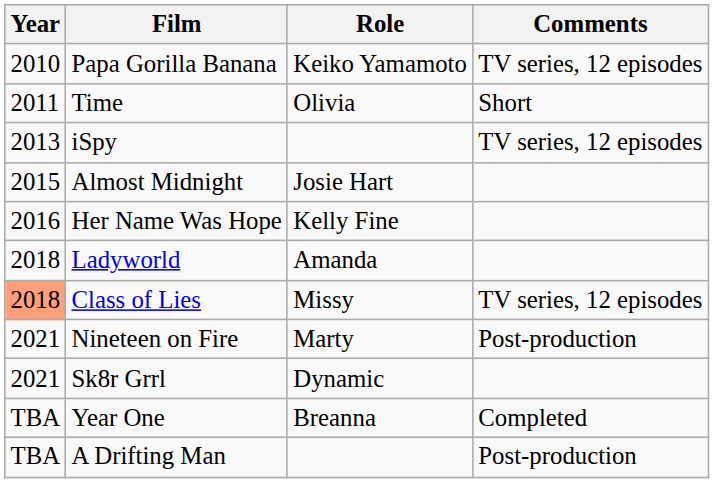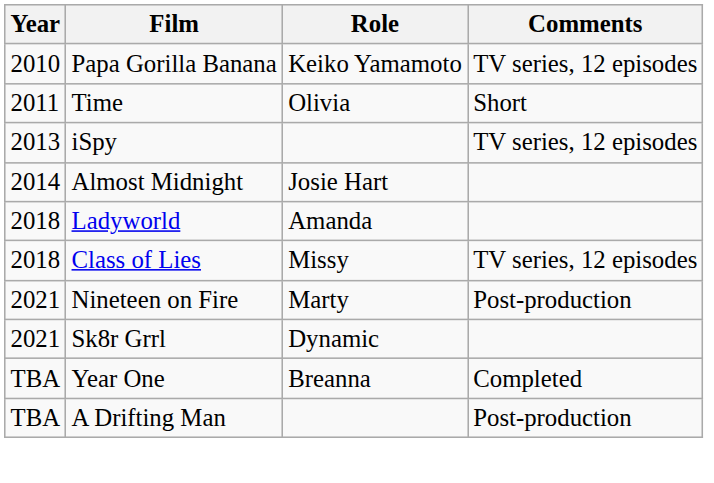(35, 181) 2015 -> (35, 181) 2014
- row: (177, 220)
(35, 299) lightsalmon background -> (35, 260) no background
